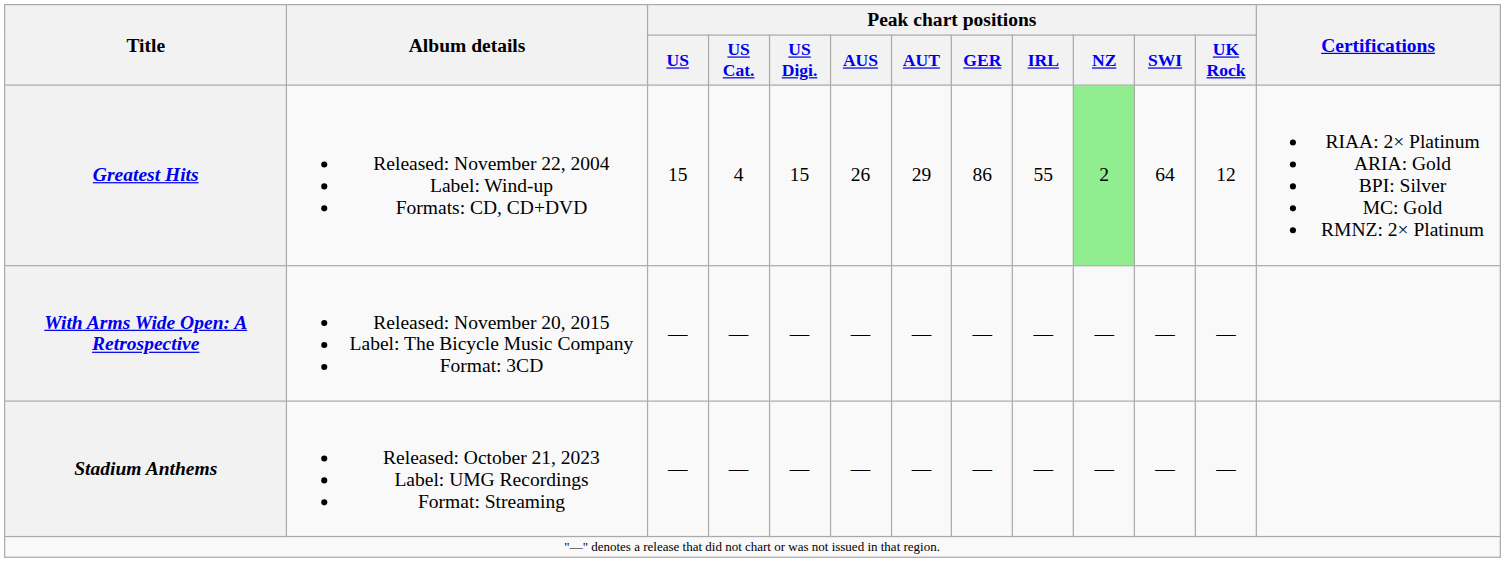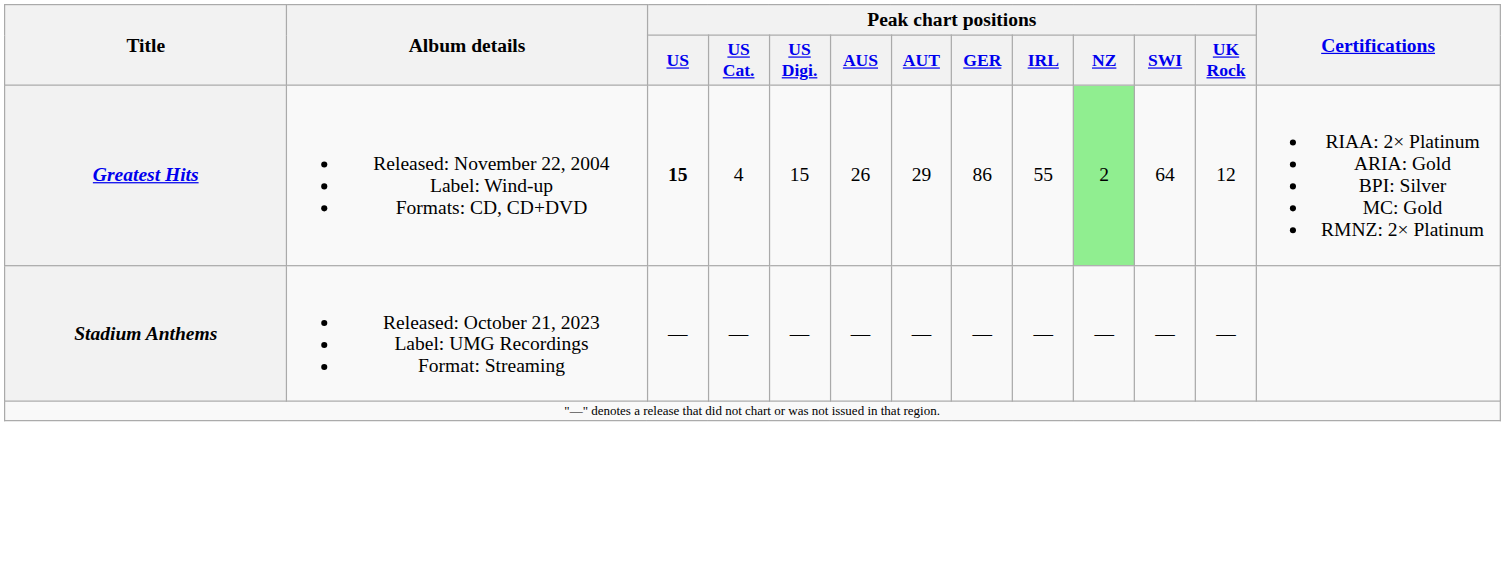(678, 175) normal -> (678, 175) bold
- row: (146, 332)
